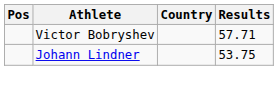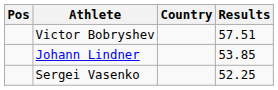(237, 35) 57.71 -> (237, 35) 57.51
(237, 55) 53.75 -> (237, 55) 53.85
+ row: (88, 75)
